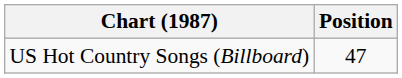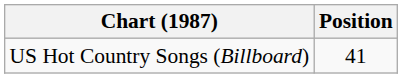(356, 55) 47 -> (356, 55) 41
